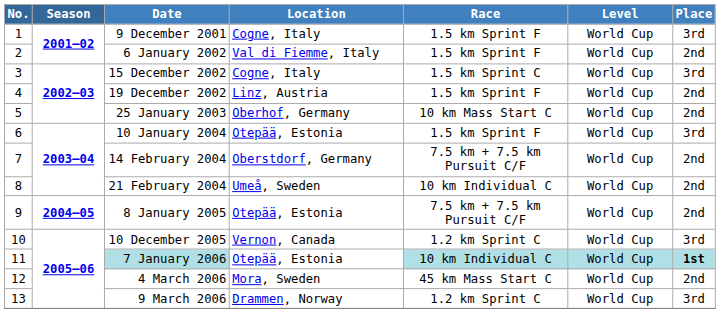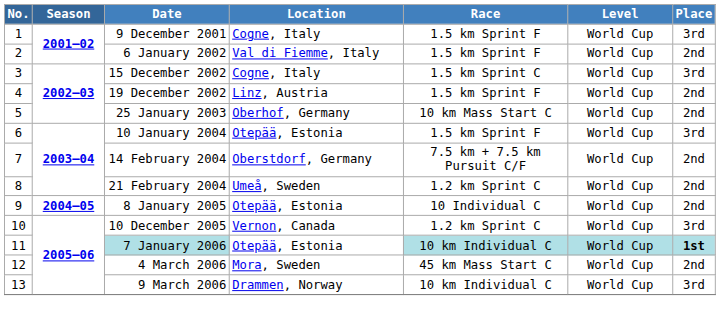(486, 186) 10 km Individual C -> (486, 186) 1.2 km Sprint C
(486, 213) 7.5 km + 7.5 km Pursuit C/F -> (486, 206) 10 Individual C
(486, 299) 1.2 km Sprint C -> (486, 285) 10 km Individual C
